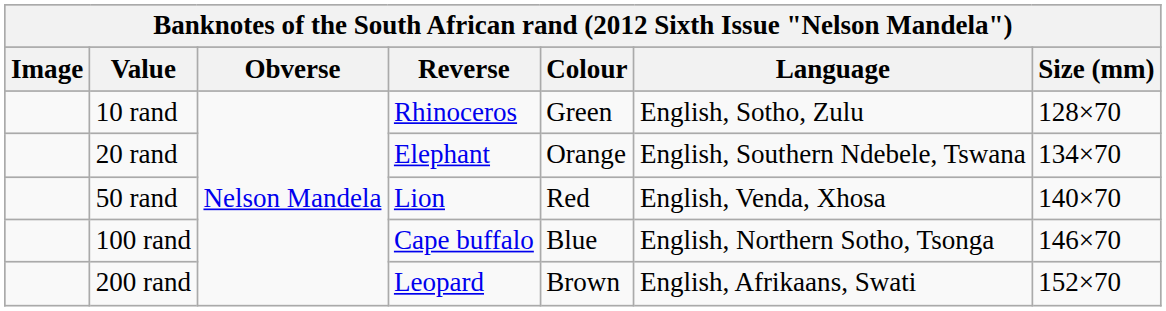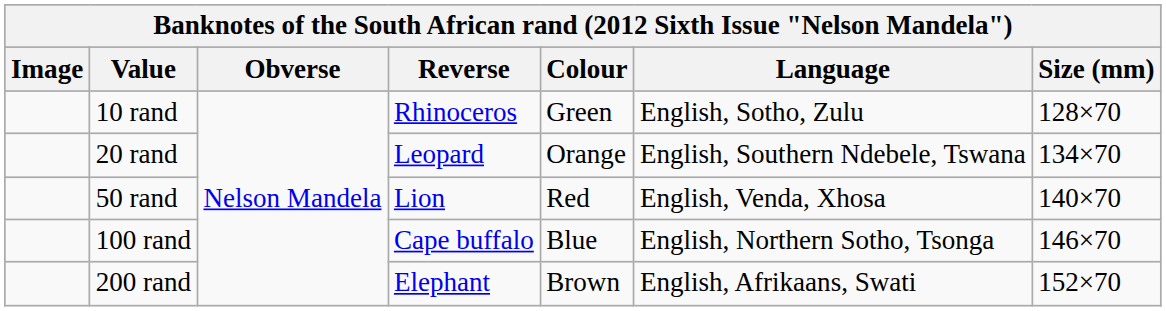(442, 154) Elephant -> (439, 154) Leopard
(439, 283) Leopard -> (442, 283) Elephant
